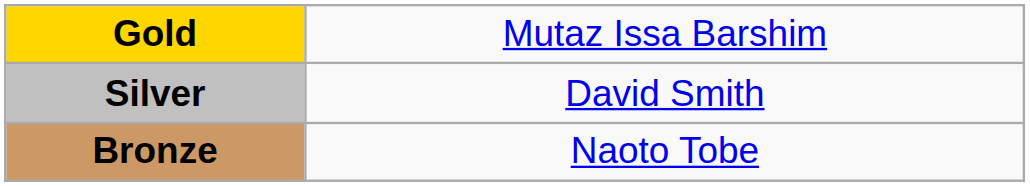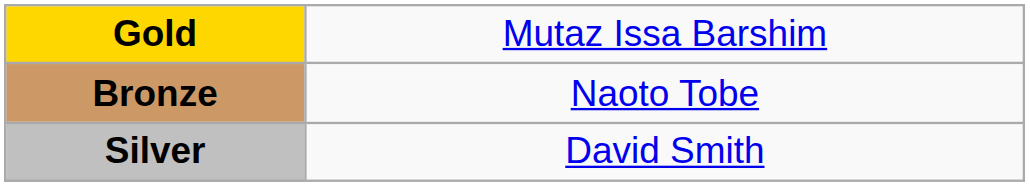rows swapped: (155, 92) <-> (155, 151)
